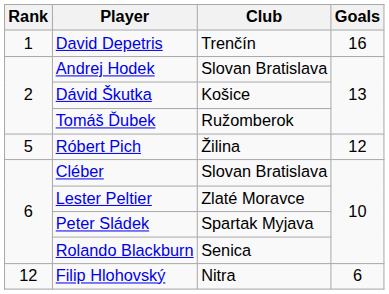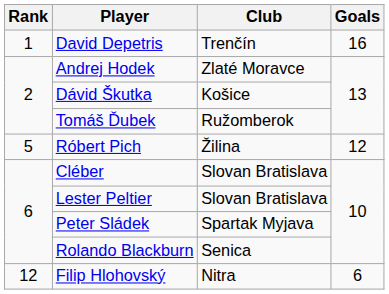(264, 69) Slovan Bratislava -> (253, 69) Zlaté Moravce
(253, 198) Zlaté Moravce -> (264, 198) Slovan Bratislava
